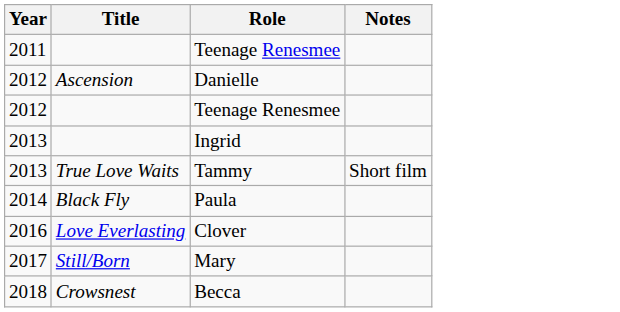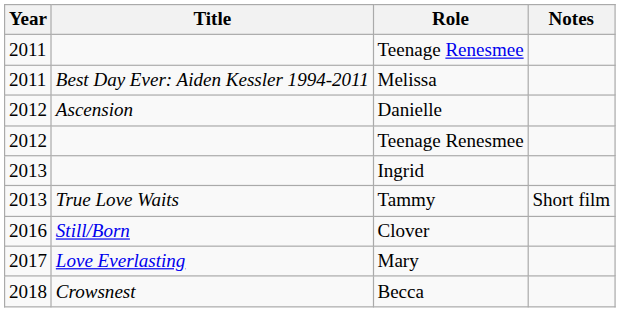+ row: (28, 79)
- row: (28, 200)
(121, 230) Love Everlasting -> (93, 230) Still/Born
(93, 261) Still/Born -> (121, 261) Love Everlasting
